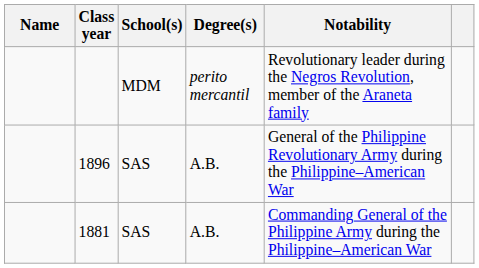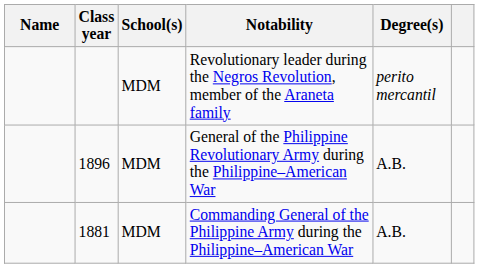columns swapped: (225, 25) <-> (358, 25)
(136, 163) SAS -> (141, 163) MDM
(136, 232) SAS -> (141, 232) MDM
